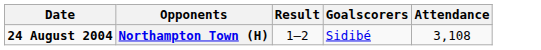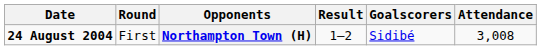+ column: (137, 15)
(452, 35) 3,108 -> (496, 35) 3,008
